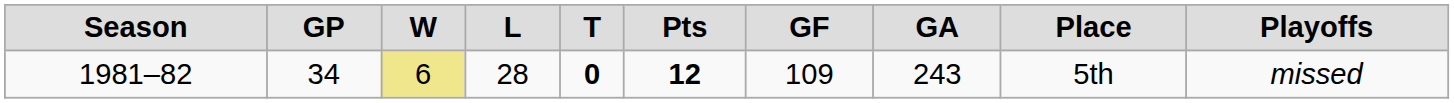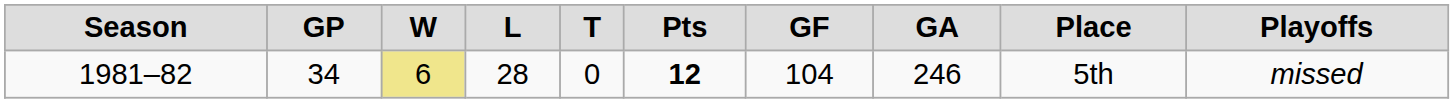(592, 73) bold -> (592, 73) normal
(809, 73) 109 -> (809, 73) 104
(937, 73) 243 -> (937, 73) 246
